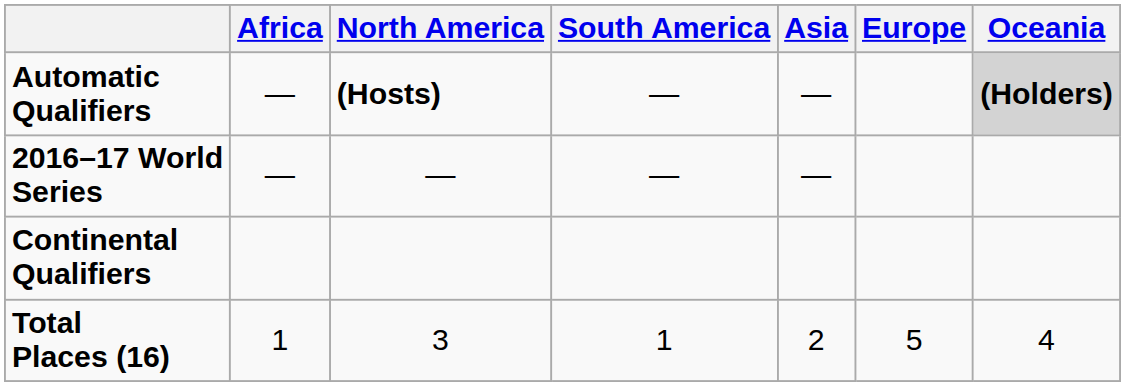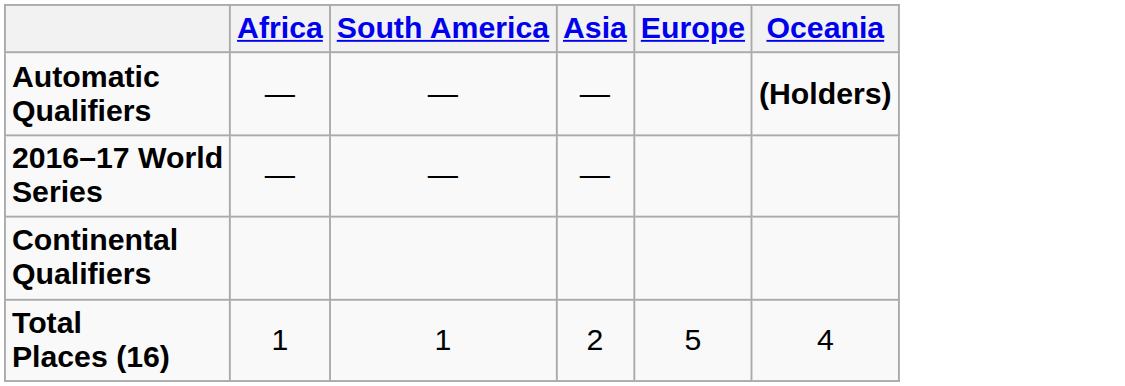- column: (440, 28)
(1046, 93) lightgrey background -> (825, 93) no background
